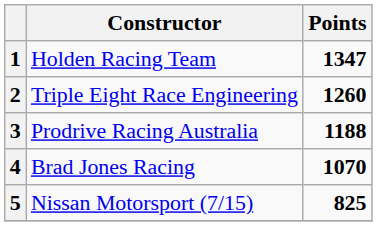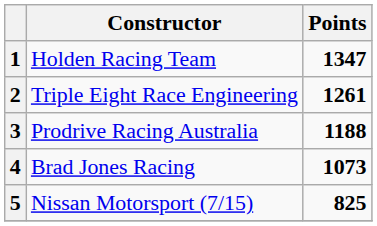(345, 94) 1260 -> (345, 94) 1261
(345, 167) 1070 -> (345, 167) 1073
